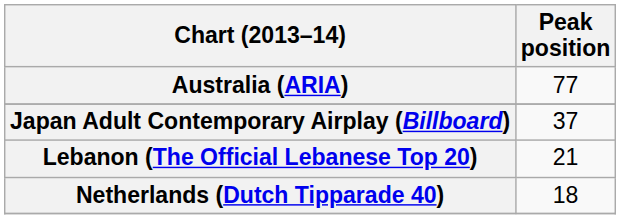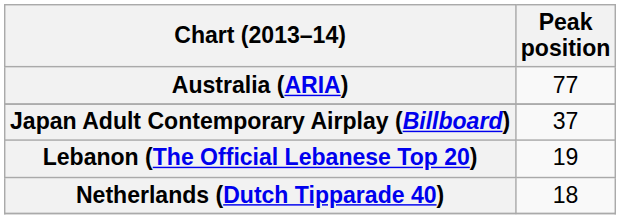(566, 158) 21 -> (566, 158) 19
